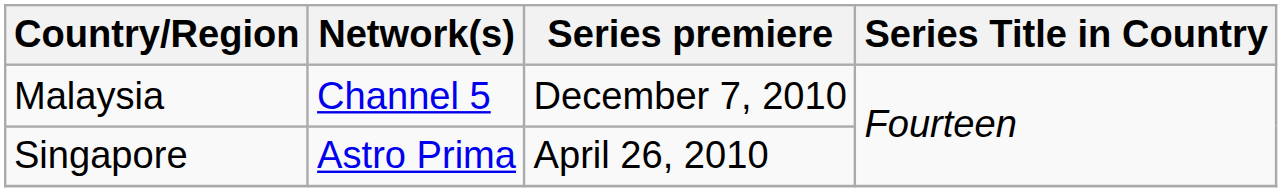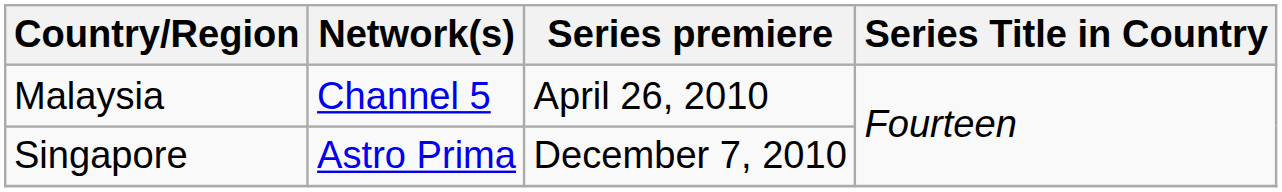(690, 95) December 7, 2010 -> (651, 95) April 26, 2010
(651, 155) April 26, 2010 -> (690, 155) December 7, 2010
